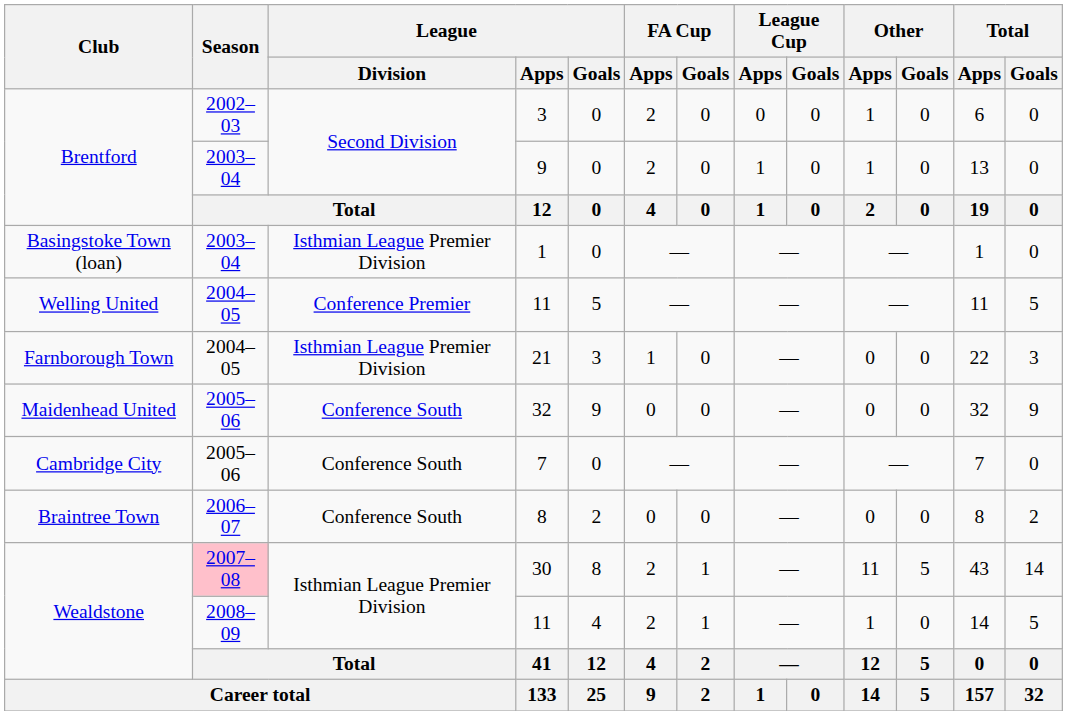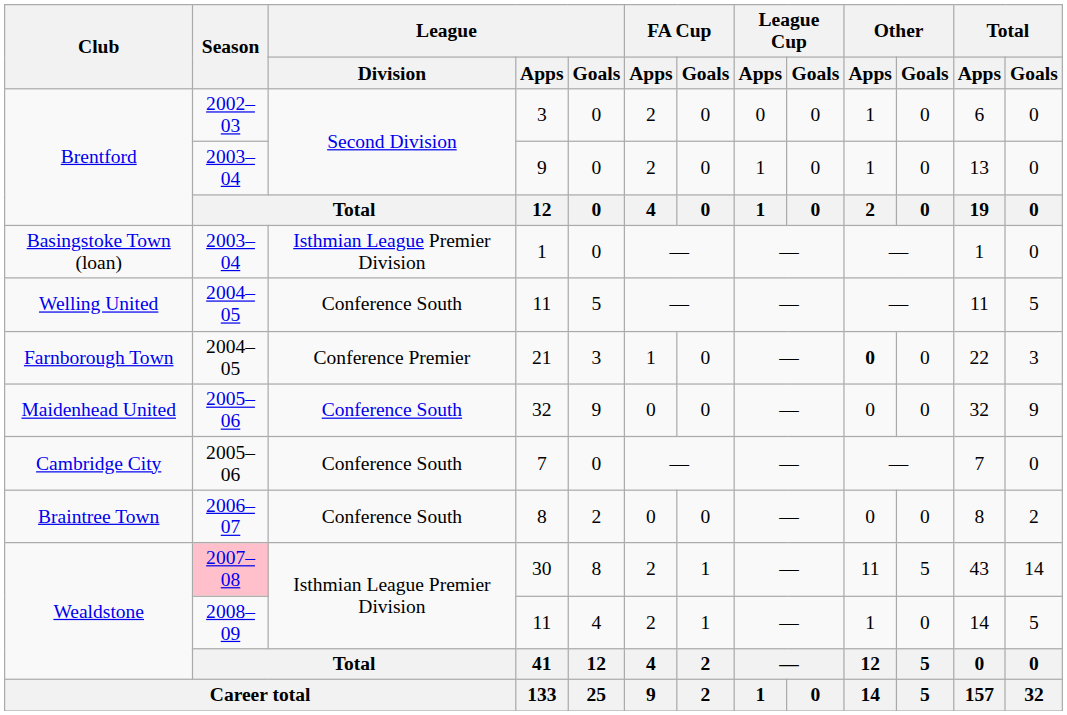(392, 304) Conference Premier -> (392, 304) Conference South
(392, 357) Isthmian League Premier Division -> (392, 357) Conference Premier
(870, 357) normal -> (870, 357) bold
